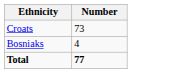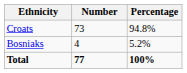+ column: (155, 12)
